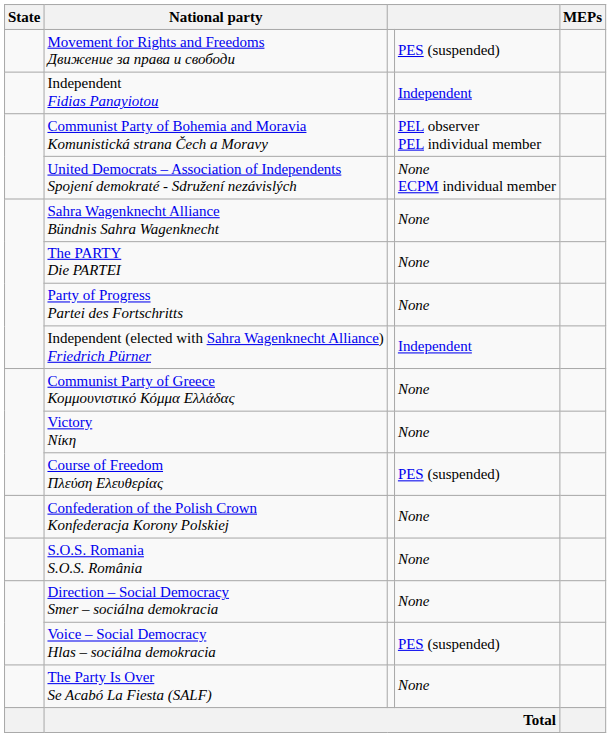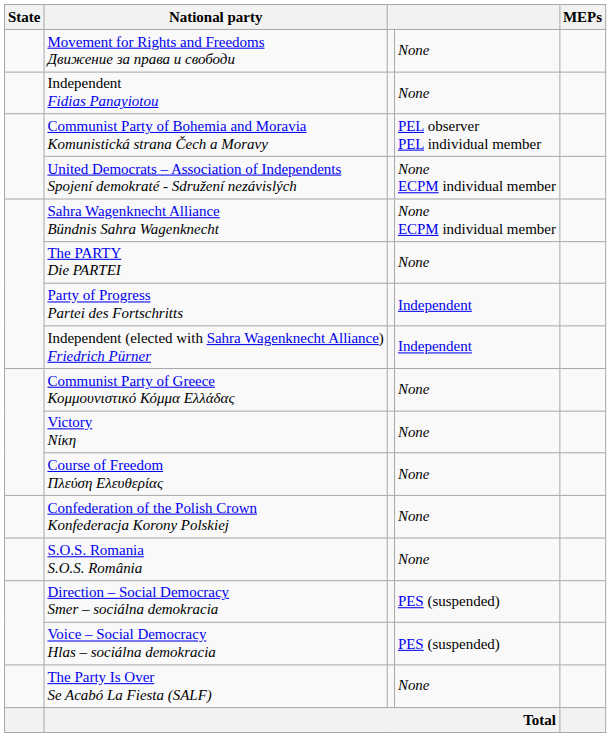(449, 50) PES (suspended) -> (414, 50) None
(435, 93) Independent -> (414, 93) None
(414, 220) None -> (477, 220) None ECPM individual member
(414, 305) None -> (435, 305) Independent
(449, 474) PES (suspended) -> (414, 474) None
(414, 601) None -> (449, 601) PES (suspended)
